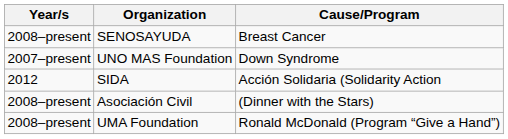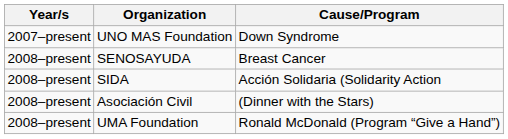rows swapped: (144, 36) <-> (165, 58)
(23, 79) 2012 -> (49, 79) 2008–present
